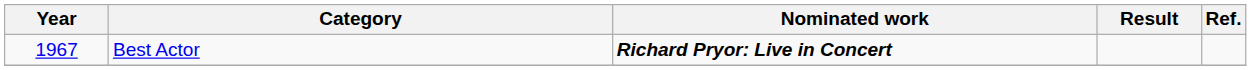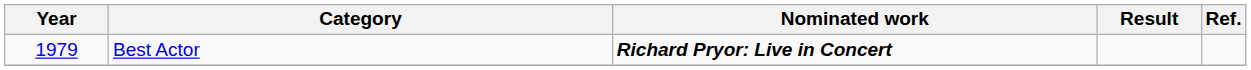(57, 49) 1967 -> (57, 49) 1979
